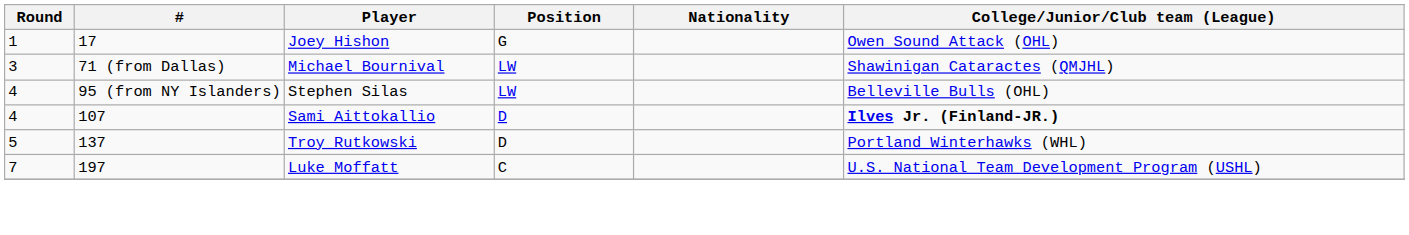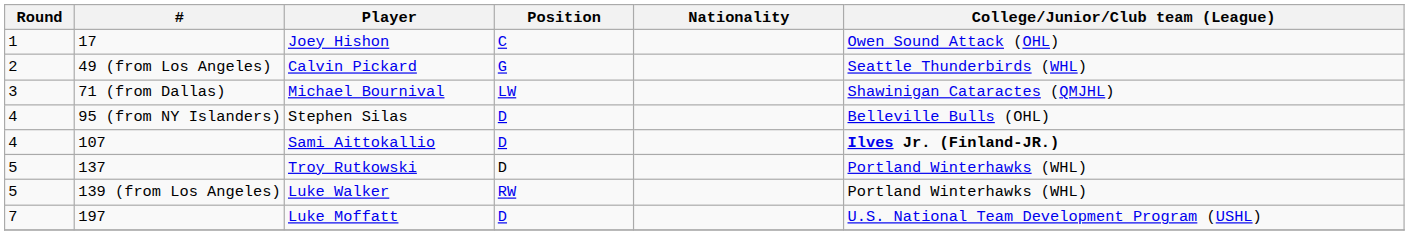(502, 42) G -> (502, 42) C
+ row: (175, 67)
(507, 92) LW -> (502, 117) D
+ row: (179, 192)
(502, 167) C -> (502, 217) D
